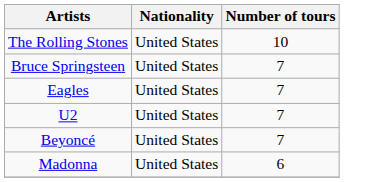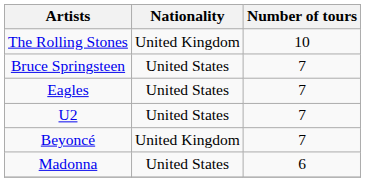(177, 41) United States -> (187, 41) United Kingdom
(177, 139) United States -> (187, 139) United Kingdom
